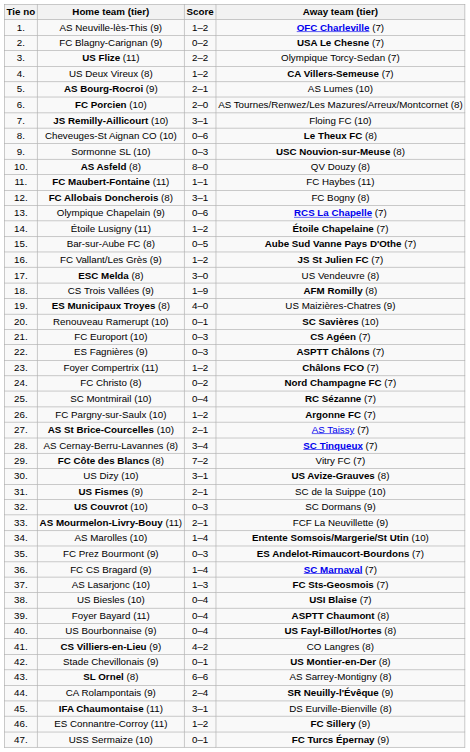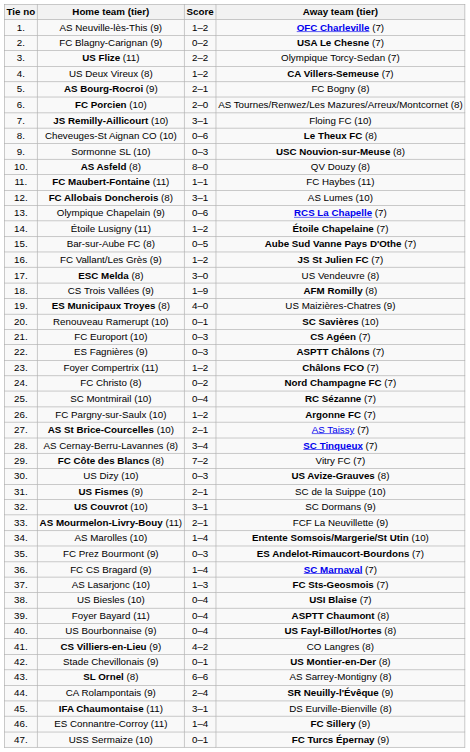(340, 89) AS Lumes (10) -> (340, 89) FC Bogny (8)
(340, 197) FC Bogny (8) -> (340, 197) AS Lumes (10)
(200, 476) 3–1 -> (200, 476) 0–3
(200, 507) 0–3 -> (200, 507) 3–1
(200, 724) 1–2 -> (200, 724) 1–4
